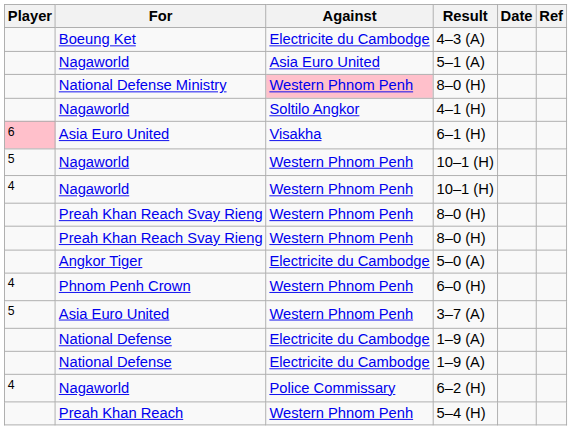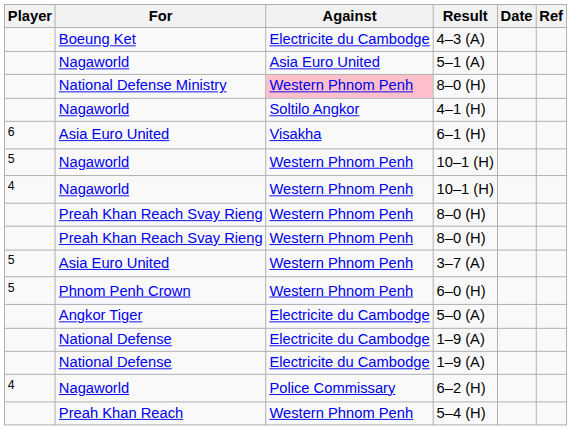(11, 131) pink background -> (11, 131) no background
rows swapped: (101, 261) <-> (114, 314)
(11, 283) 4 -> (11, 287) 5
